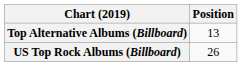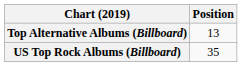(213, 52) 26 -> (213, 52) 35
